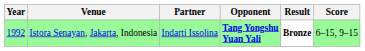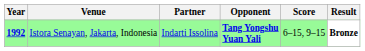columns swapped: (337, 12) <-> (297, 12)
(16, 33) normal -> (16, 33) bold
